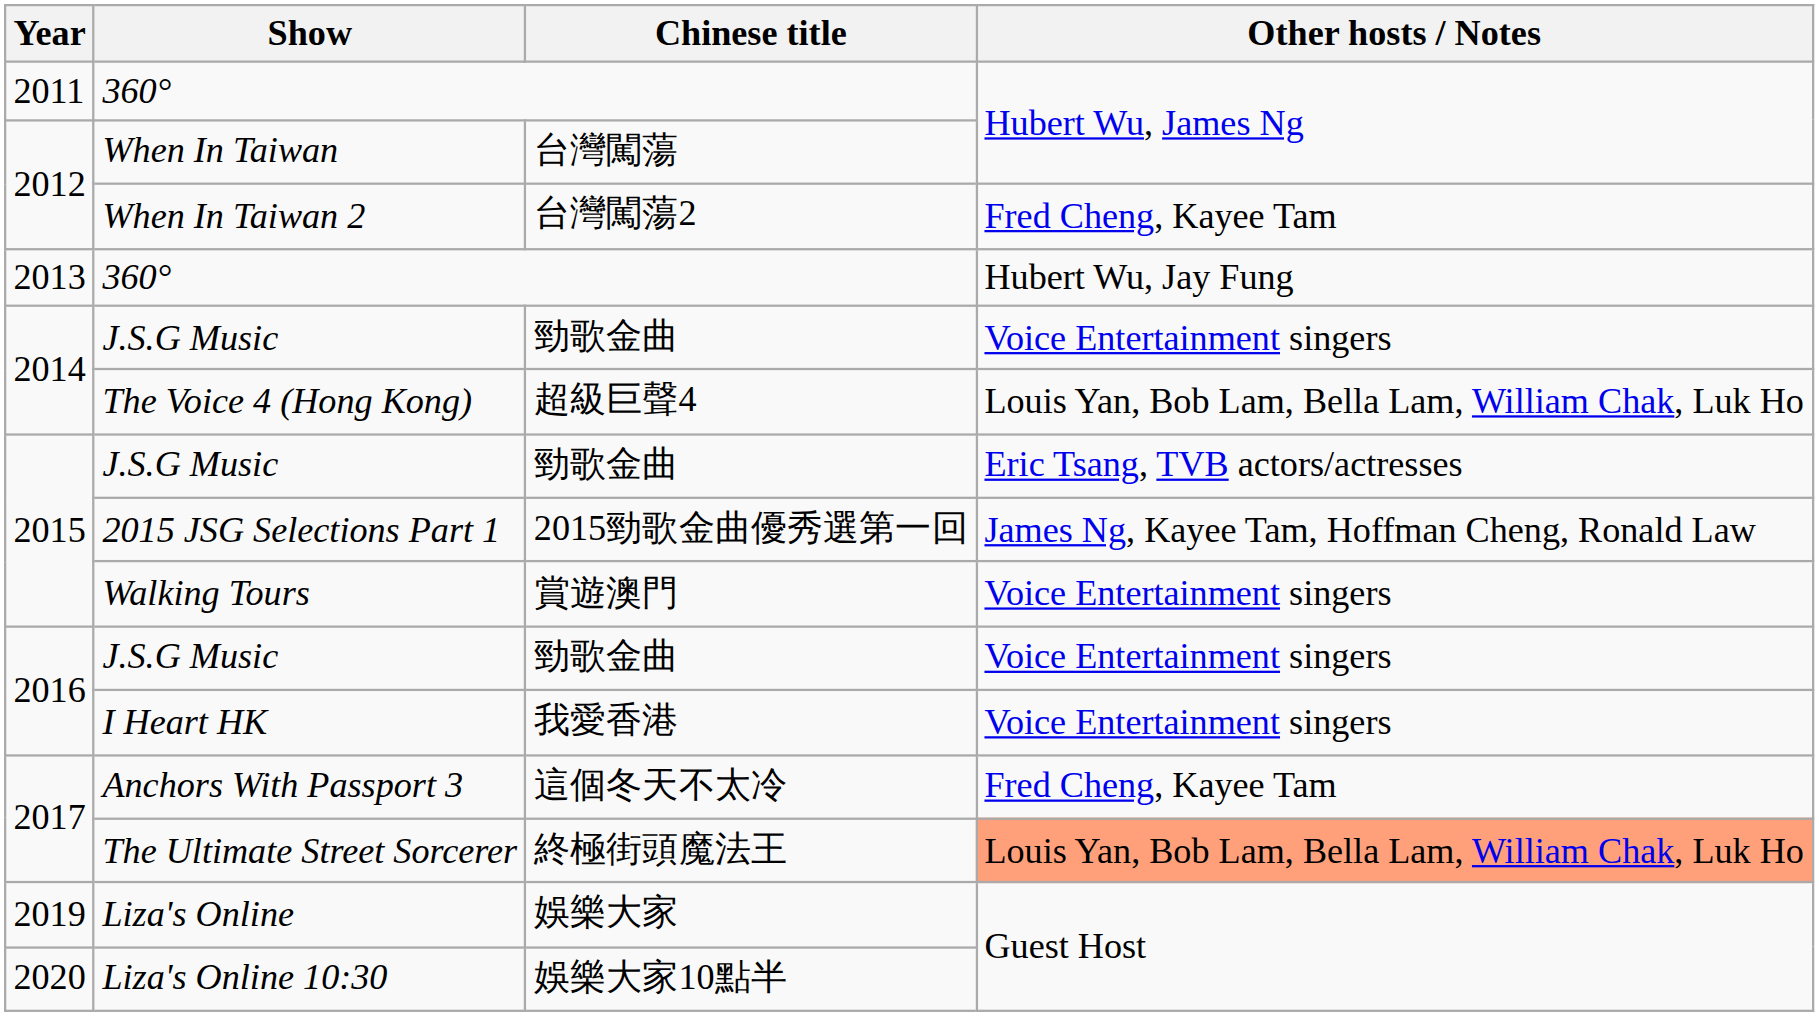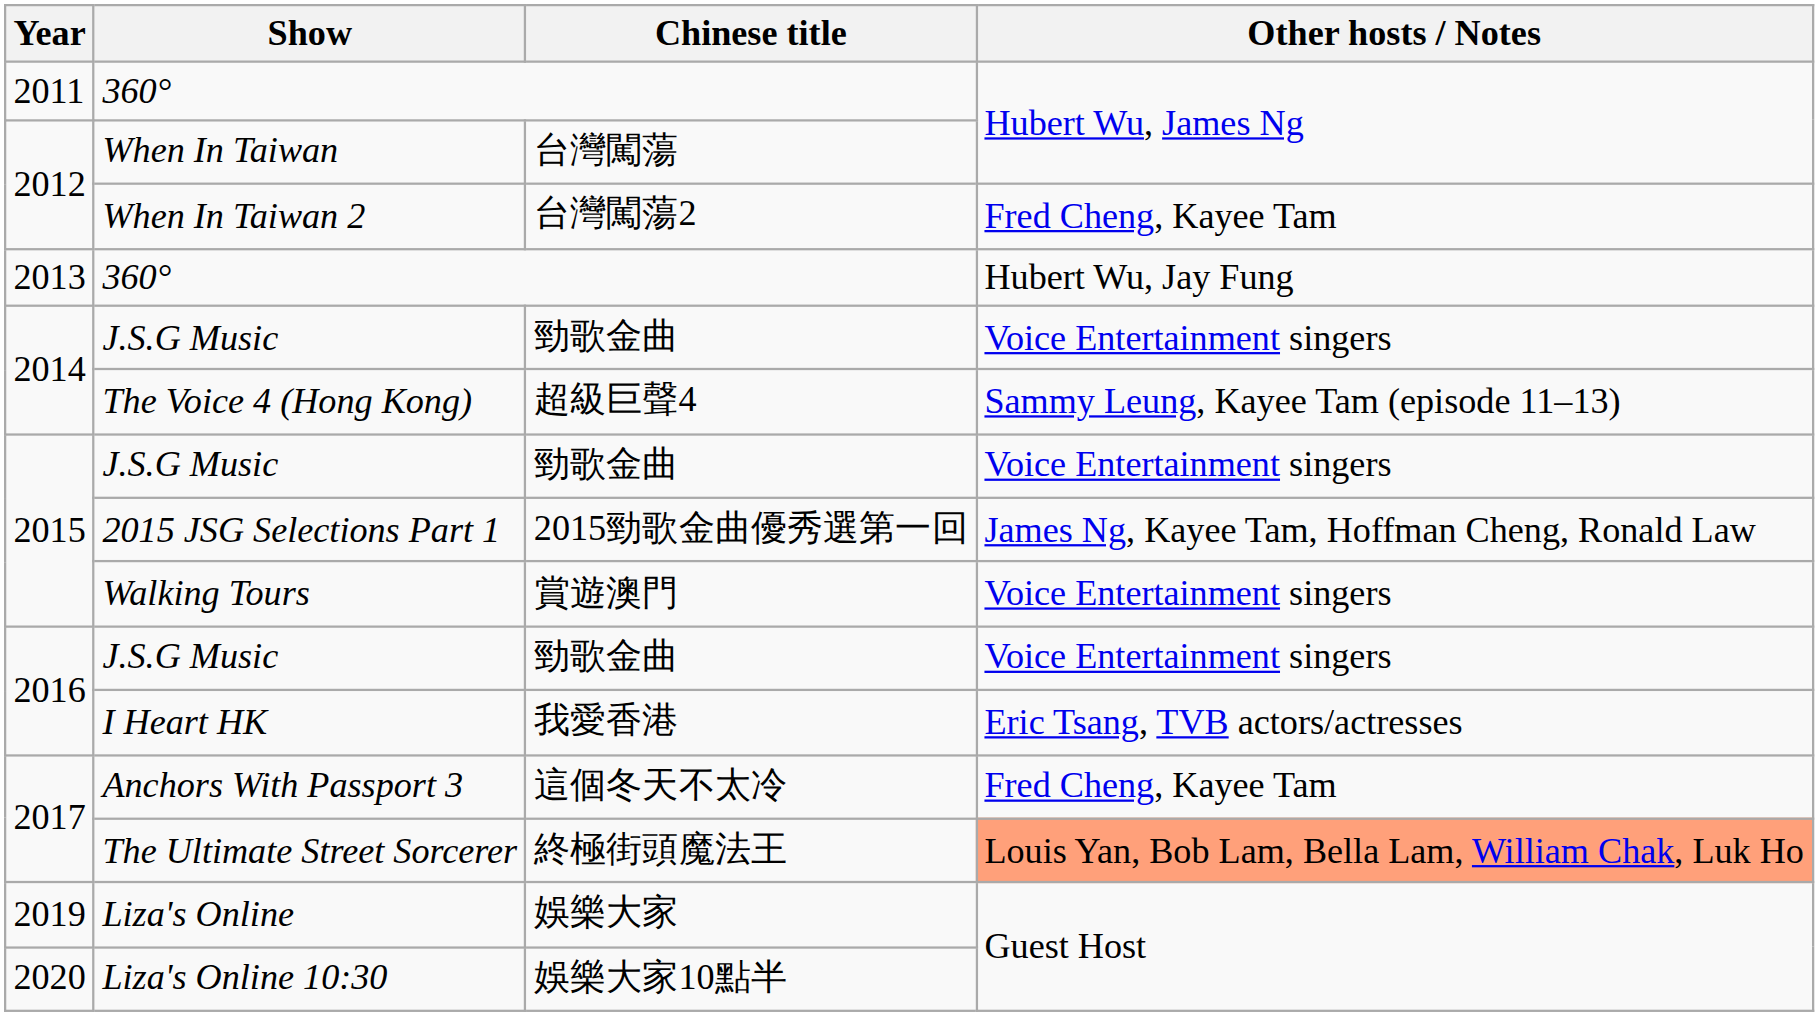(1394, 400) Louis Yan, Bob Lam, Bella Lam, William Chak, Luk Ho -> (1303, 400) Sammy Leung, Kayee Tam (episode 11–13)
(1224, 465) Eric Tsang, TVB actors/actresses -> (1188, 465) Voice Entertainment singers
(1188, 721) Voice Entertainment singers -> (1224, 721) Eric Tsang, TVB actors/actresses
